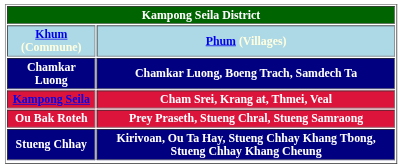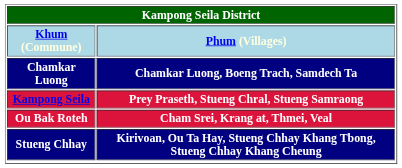(246, 99) Cham Srei, Krang at, Thmei, Veal -> (246, 99) Prey Praseth, Stueng Chral, Stueng Samraong
(246, 118) Prey Praseth, Stueng Chral, Stueng Samraong -> (246, 118) Cham Srei, Krang at, Thmei, Veal
